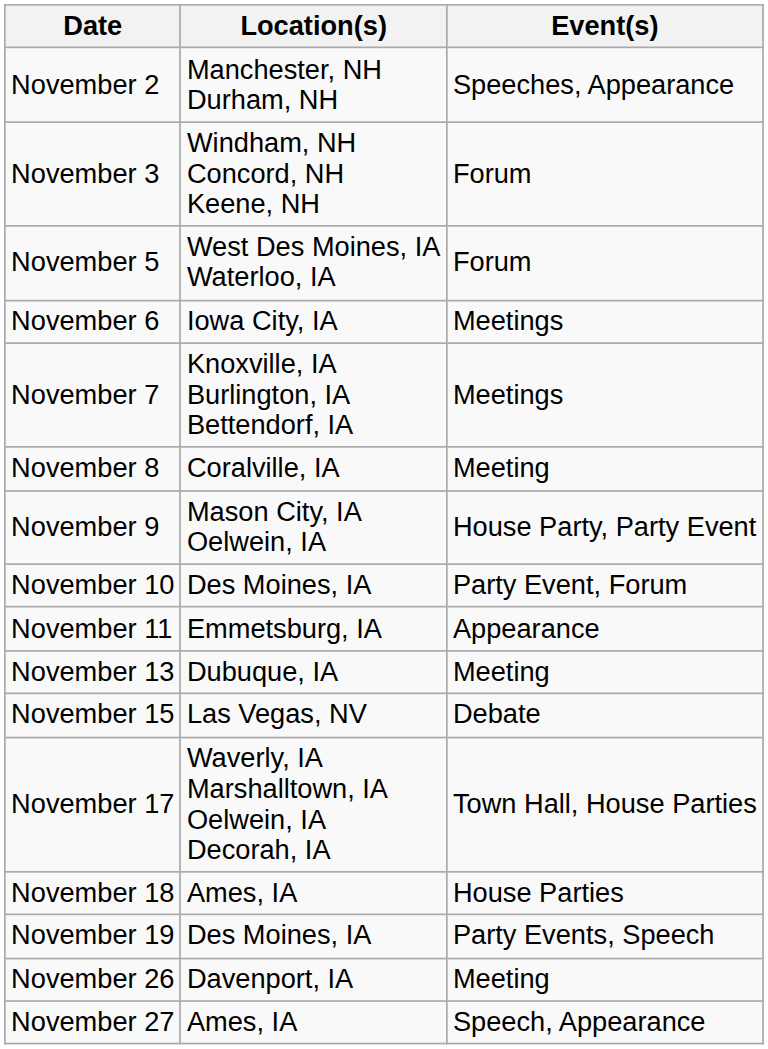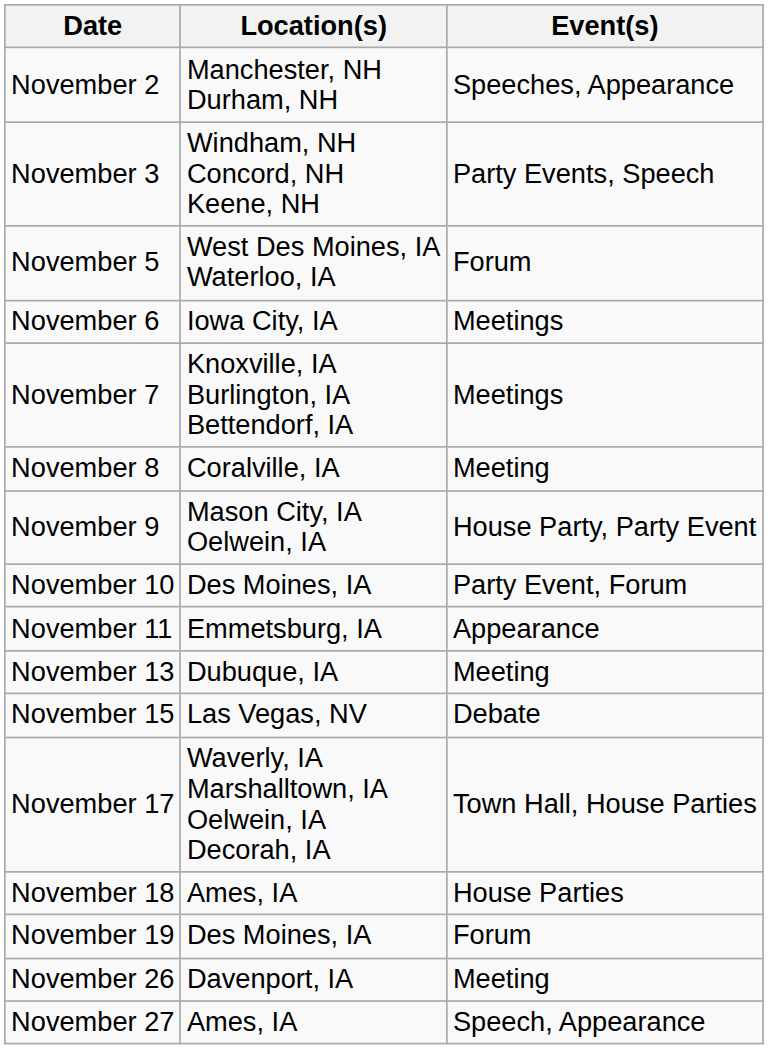(492, 173) Forum -> (584, 173) Party Events, Speech
(584, 935) Party Events, Speech -> (492, 935) Forum
